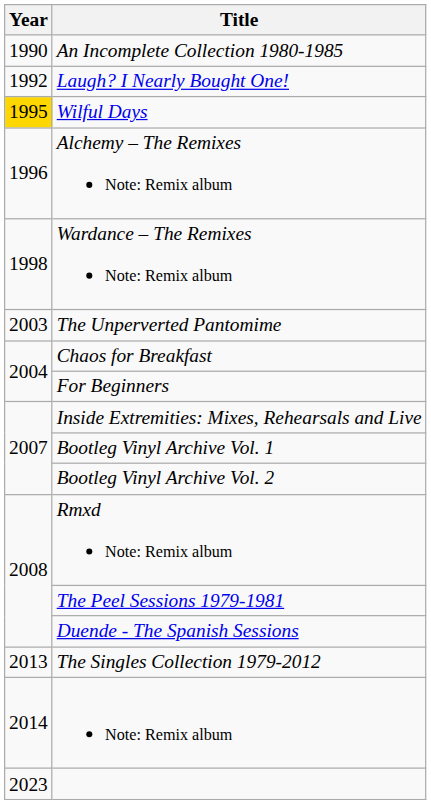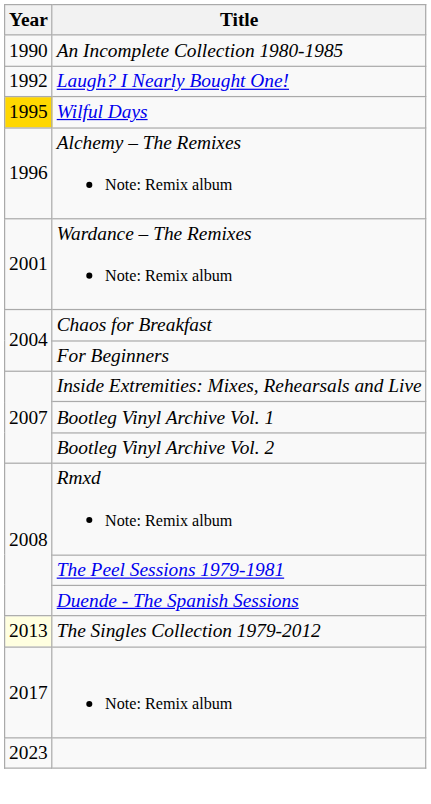(28, 264) 1998 -> (28, 264) 2001
- row: (169, 325)
(28, 661) no background -> (28, 631) lightyellow background
(28, 722) 2014 -> (28, 692) 2017
